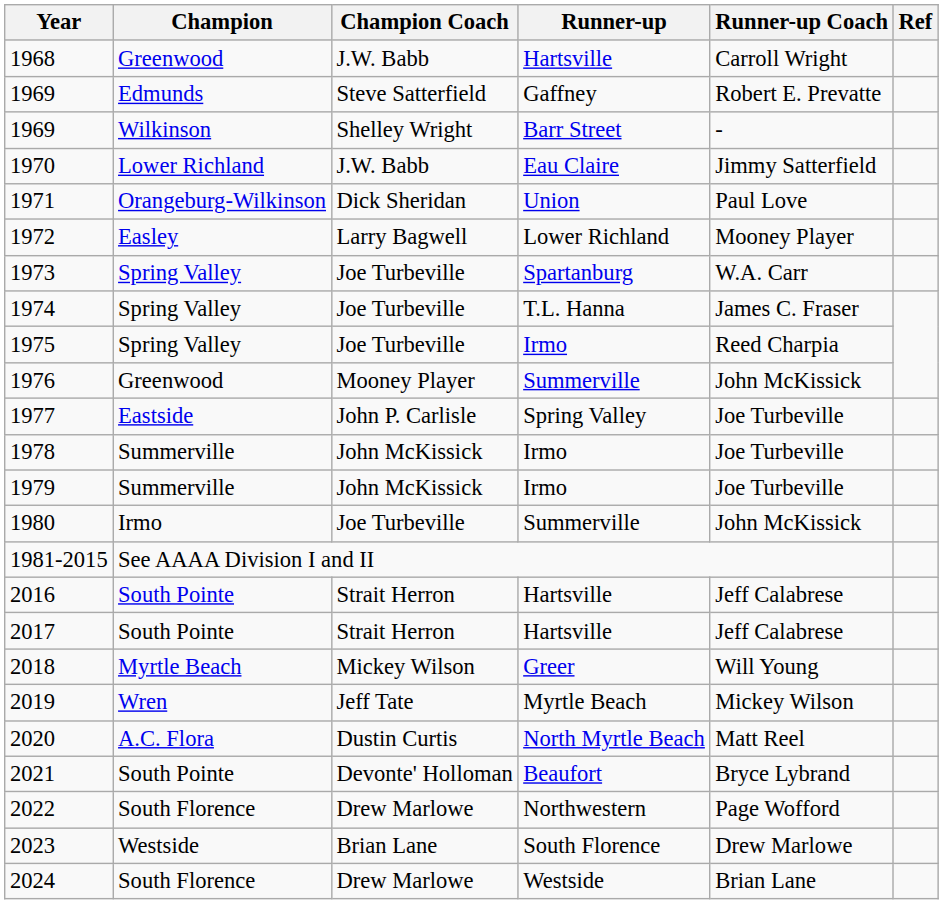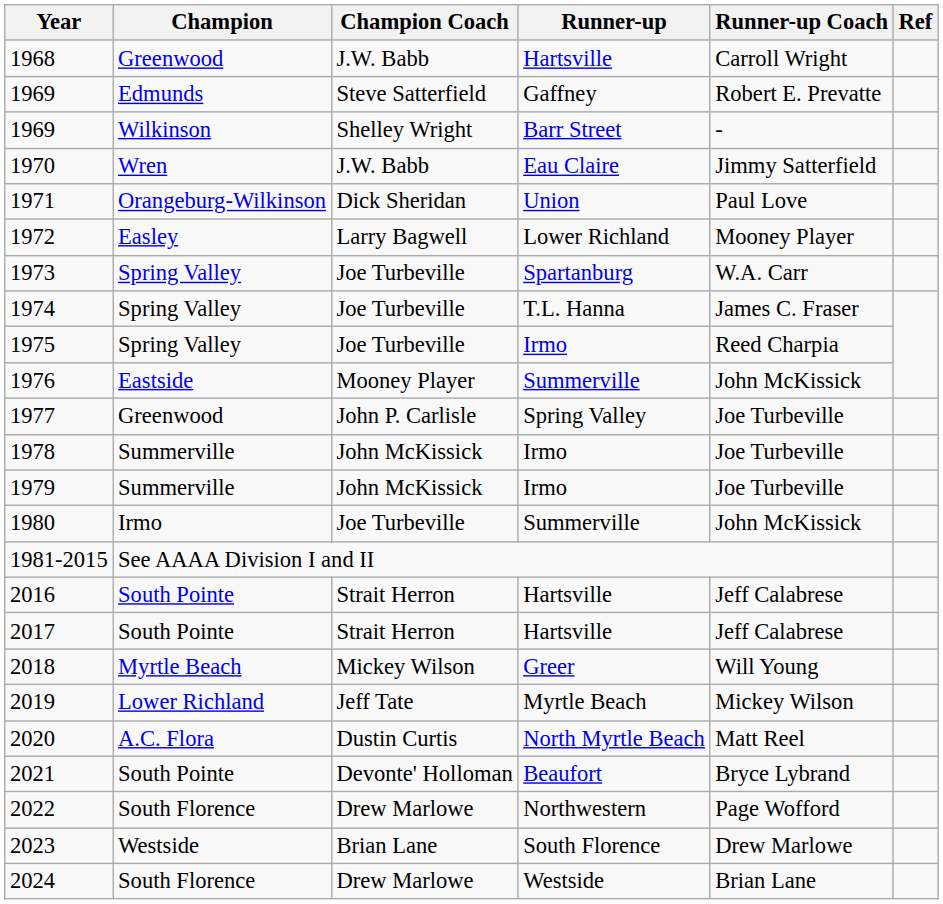(191, 165) Lower Richland -> (143, 165) Wren
(171, 380) Greenwood -> (156, 380) Eastside
(156, 415) Eastside -> (171, 415) Greenwood
(143, 702) Wren -> (191, 702) Lower Richland
